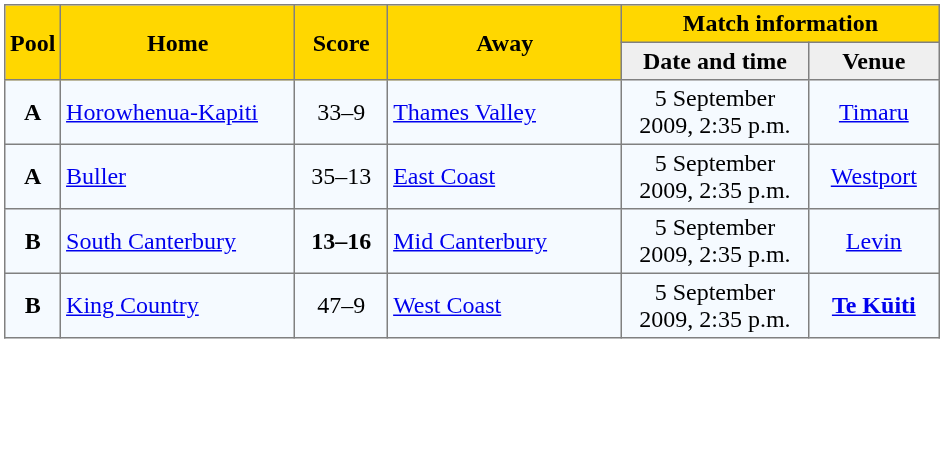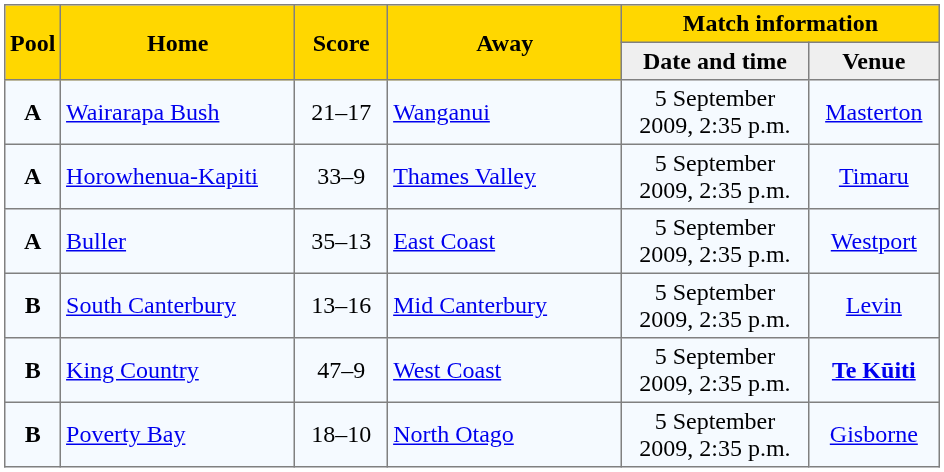+ row: (143, 111)
(341, 240) bold -> (341, 305) normal
+ row: (126, 434)
